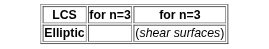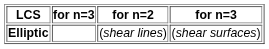+ column: (133, 14)
